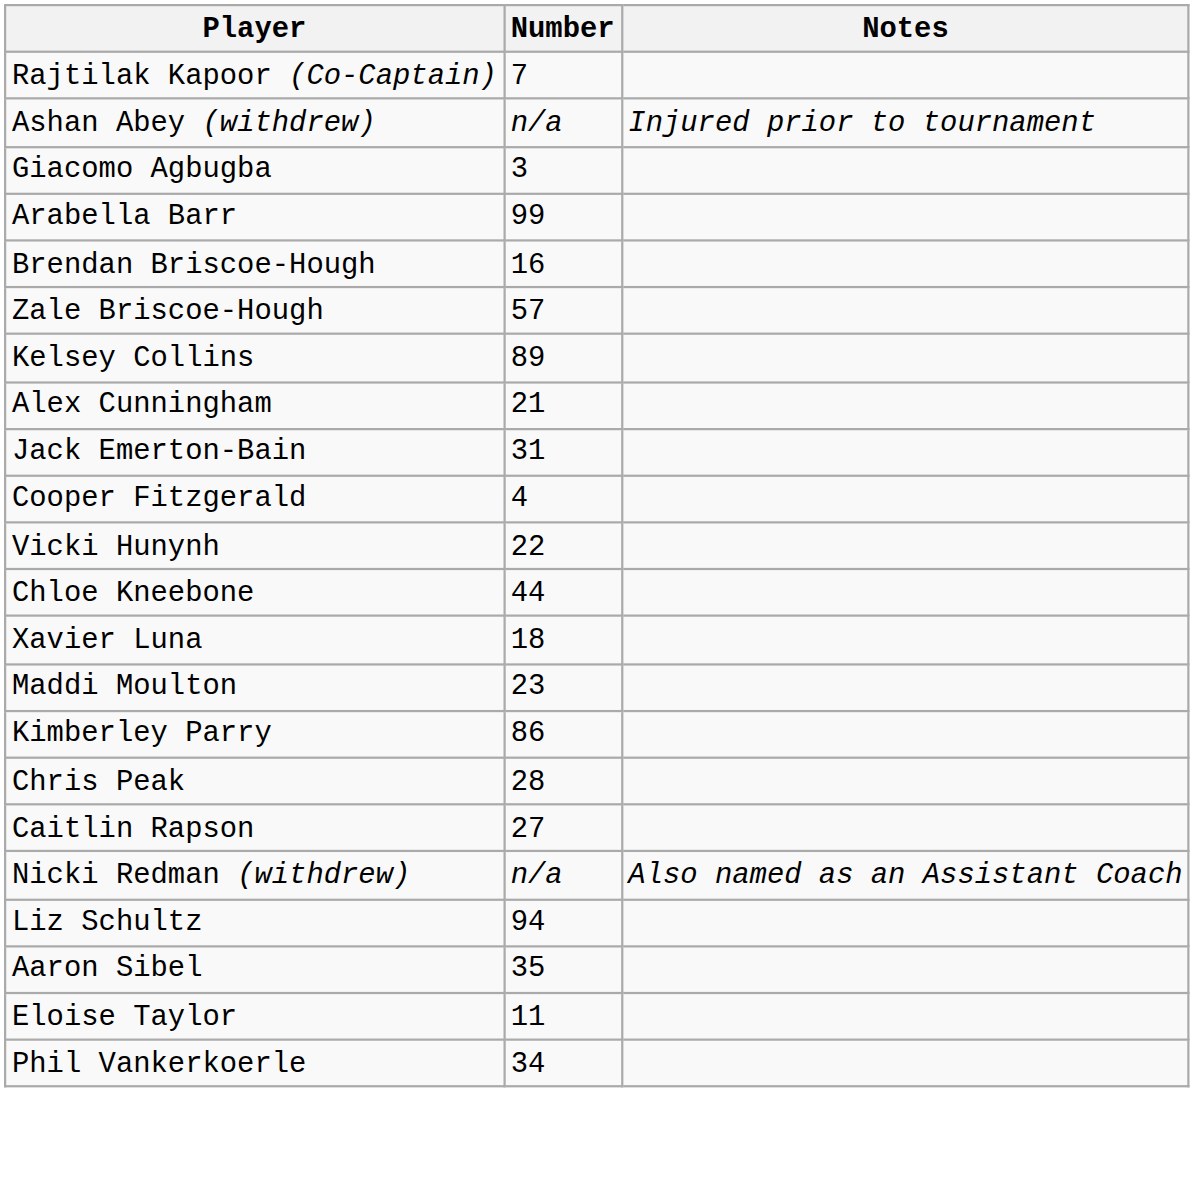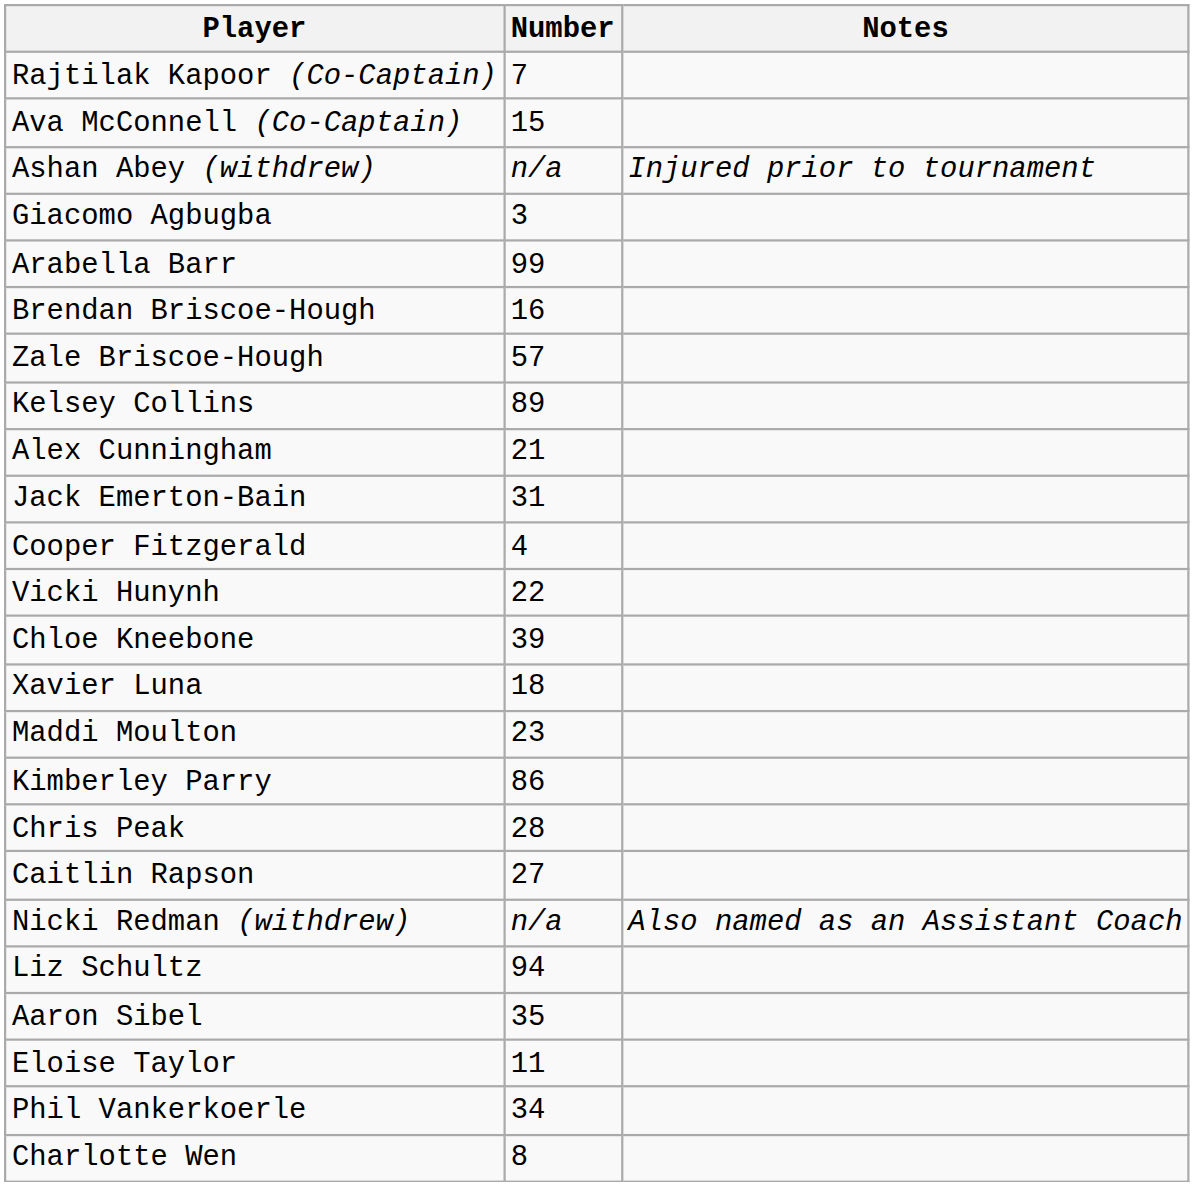+ row: (237, 123)
(528, 593) 44 -> (528, 640) 39
+ row: (125, 1157)
